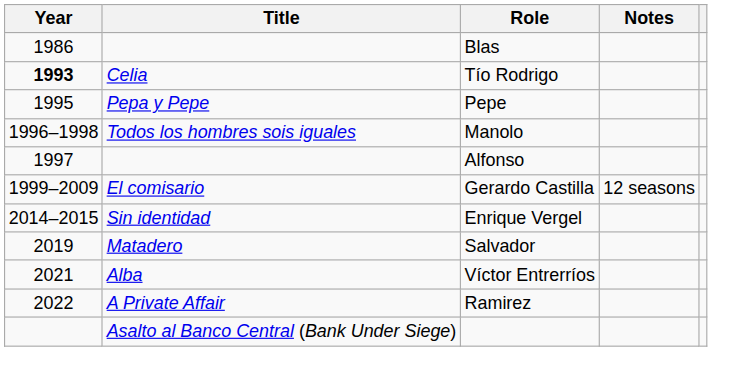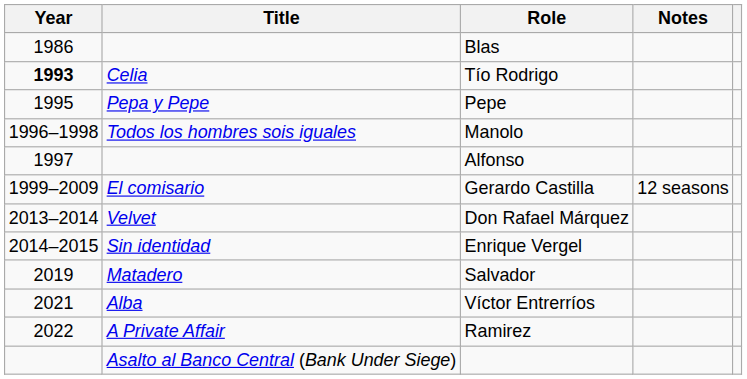+ row: (547, 217)
